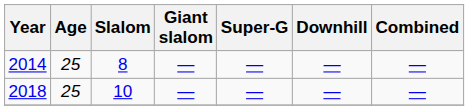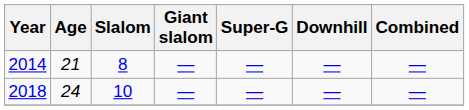(71, 64) 25 -> (71, 64) 21
(71, 91) 25 -> (71, 91) 24
